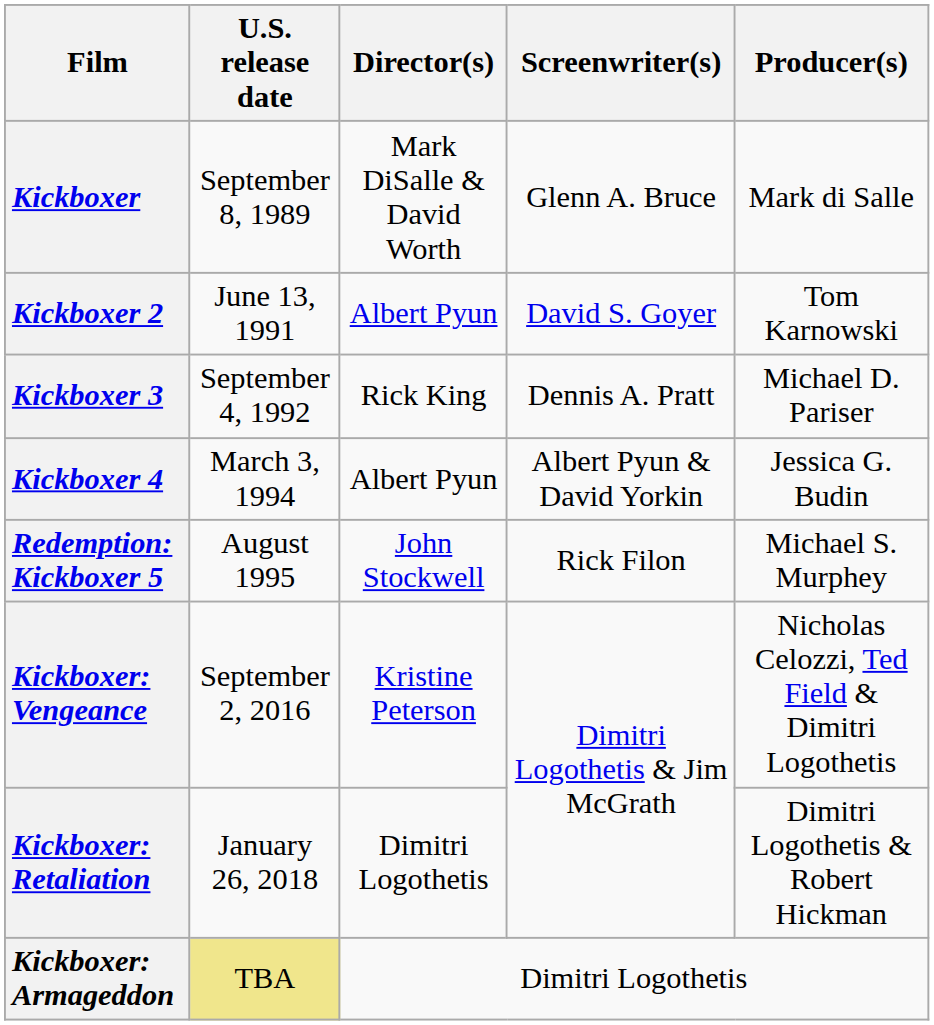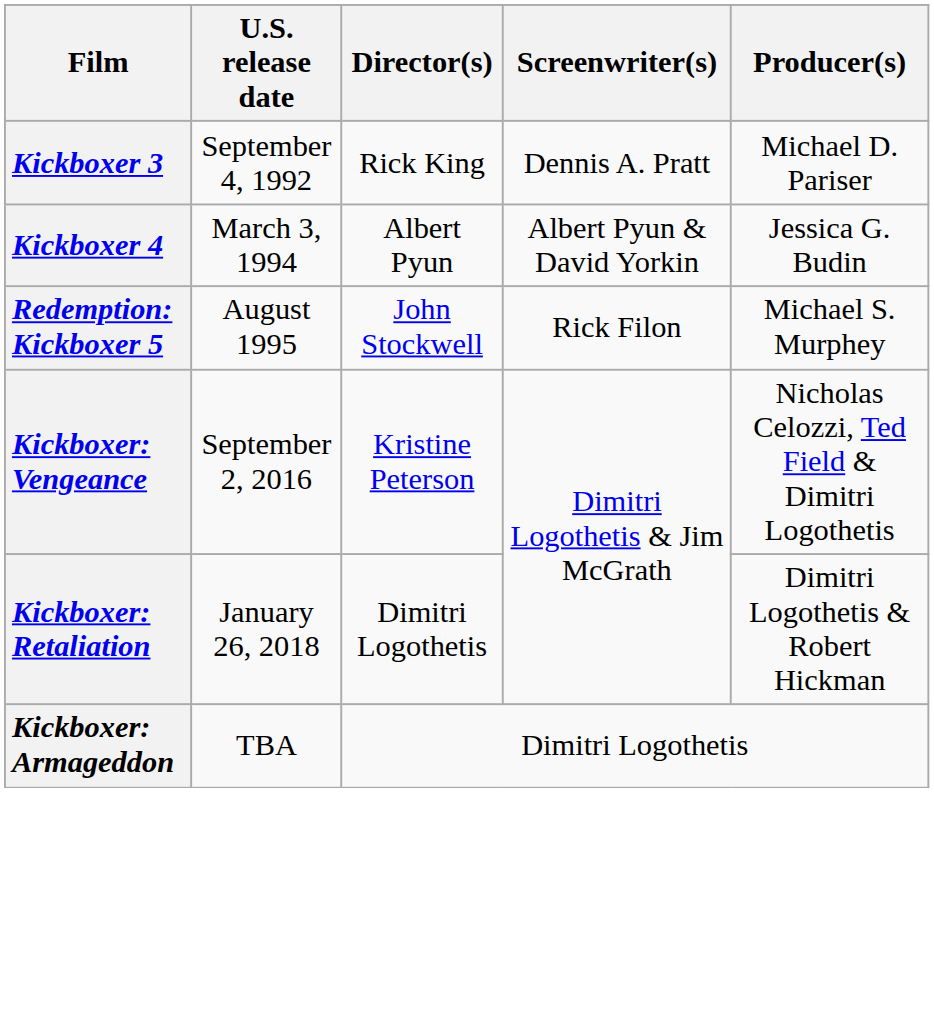- row: (76, 196)
- row: (88, 313)
(265, 978) khaki background -> (266, 745) no background
